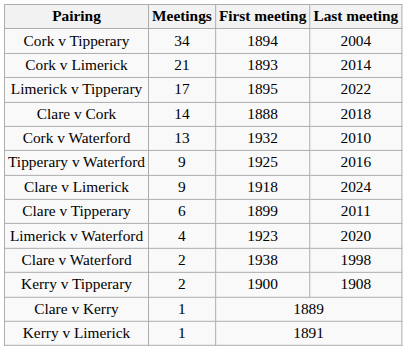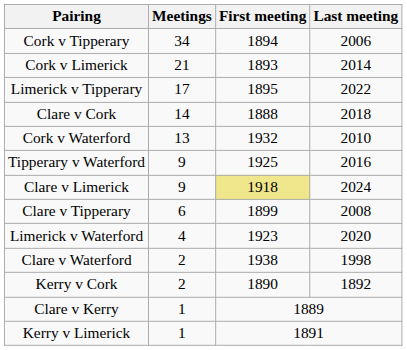(356, 41) 2004 -> (356, 41) 2006
(263, 187) no background -> (263, 187) khaki background
(356, 211) 2011 -> (356, 211) 2008
+ row: (77, 284)
- row: (77, 284)
